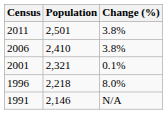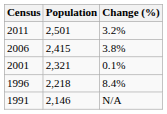(114, 30) 3.8% -> (114, 30) 3.2%
(58, 48) 2,410 -> (58, 48) 2,415
(114, 83) 8.0% -> (114, 83) 8.4%
